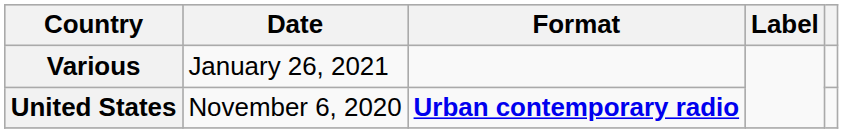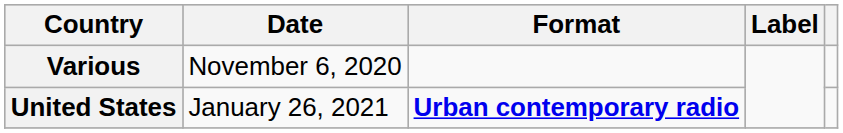(289, 66) January 26, 2021 -> (295, 66) November 6, 2020
(295, 107) November 6, 2020 -> (289, 107) January 26, 2021
